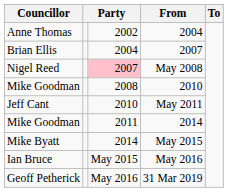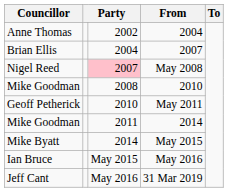(28, 104) Jeff Cant -> (44, 104) Geoff Petherick
(44, 178) Geoff Petherick -> (28, 178) Jeff Cant
